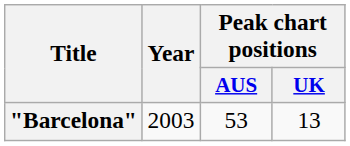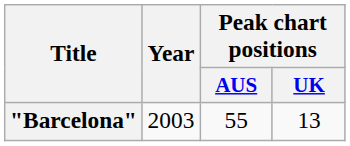(236, 121) 53 -> (236, 121) 55
